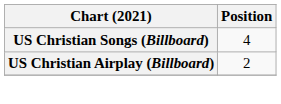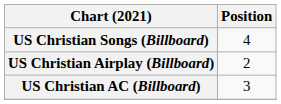+ row: (111, 87)
